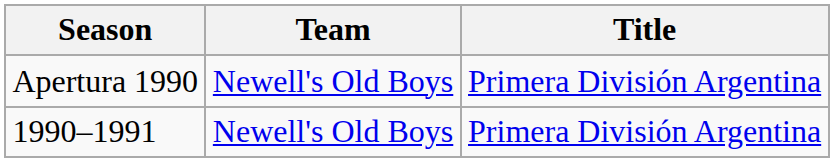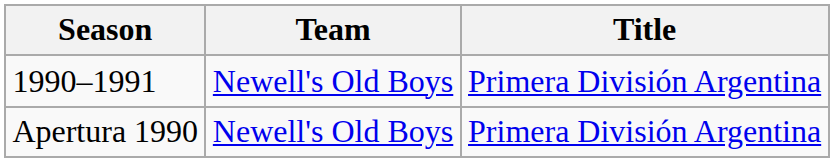rows swapped: (105, 80) <-> (84, 131)
